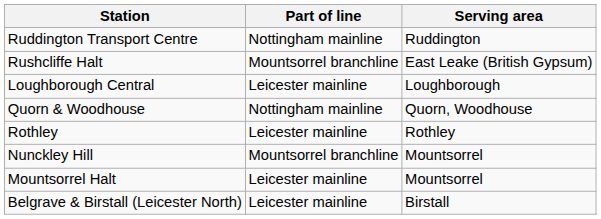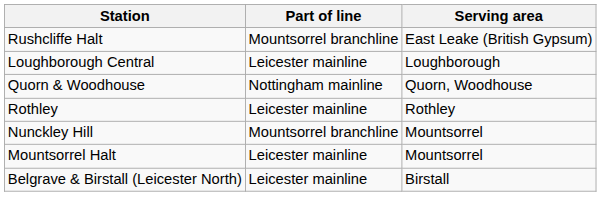- row: (103, 39)
